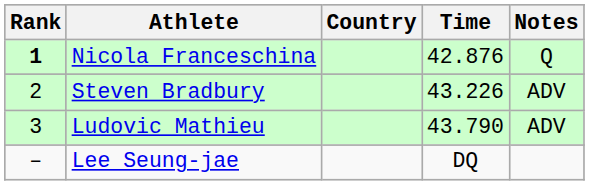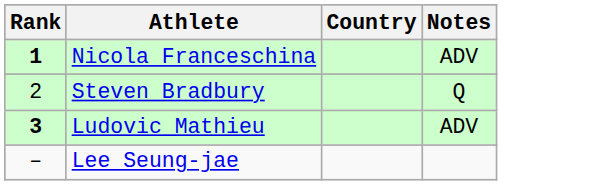- column: (465, 22)
(546, 57) Q -> (459, 57) ADV
(546, 92) ADV -> (459, 92) Q
(36, 127) normal -> (36, 127) bold
